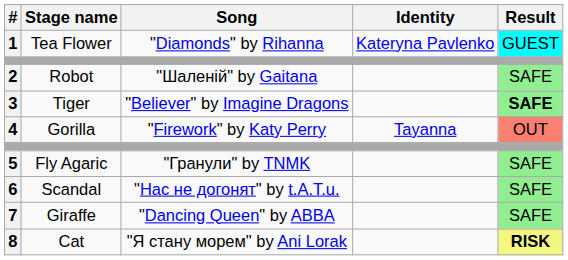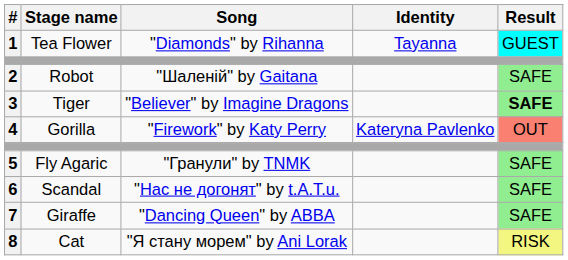(425, 43) Kateryna Pavlenko -> (425, 43) Tayanna
(425, 129) Tayanna -> (425, 129) Kateryna Pavlenko
(530, 241) bold -> (530, 241) normal
